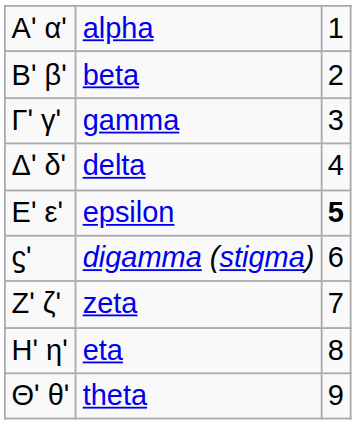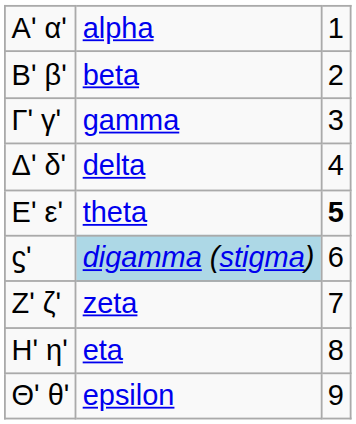(129, 212) epsilon -> (115, 212) theta
(199, 258) no background -> (199, 258) lightblue background
(115, 395) theta -> (129, 395) epsilon
